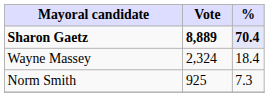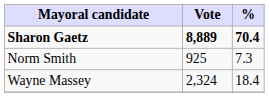(247, 37) lavender background -> (247, 37) no background
rows swapped: (49, 59) <-> (42, 80)
